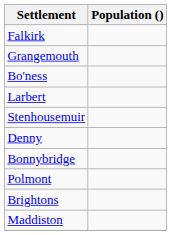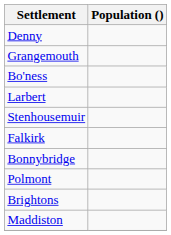rows swapped: (26, 35) <-> (25, 138)
